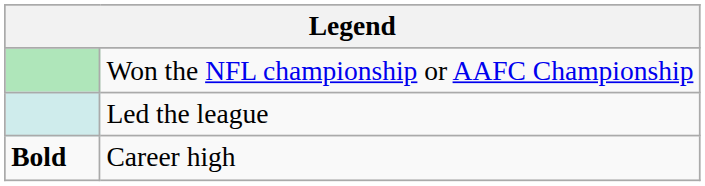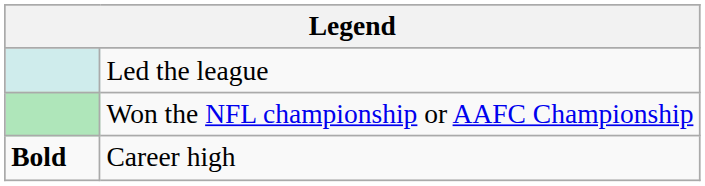rows swapped: (400, 69) <-> (187, 113)
